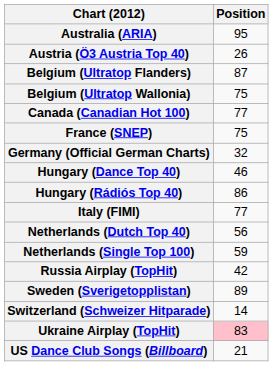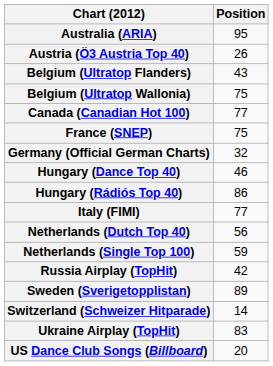(241, 73) 87 -> (241, 73) 43
(241, 331) pink background -> (241, 331) no background
(241, 350) 21 -> (241, 350) 20
